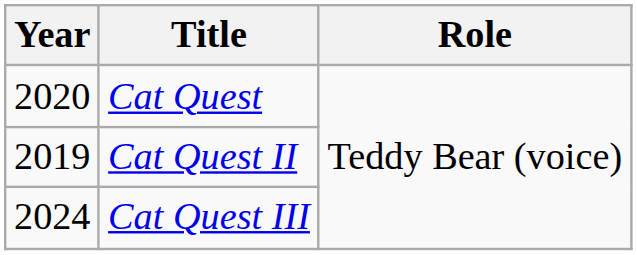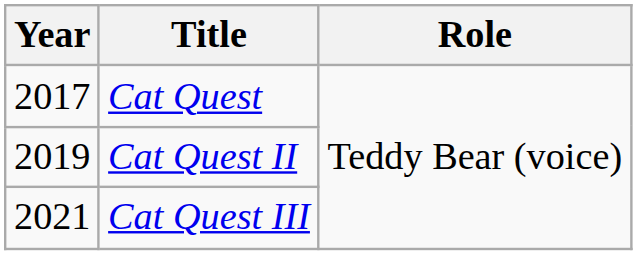(52, 95) 2020 -> (52, 95) 2017
(52, 216) 2024 -> (52, 216) 2021
